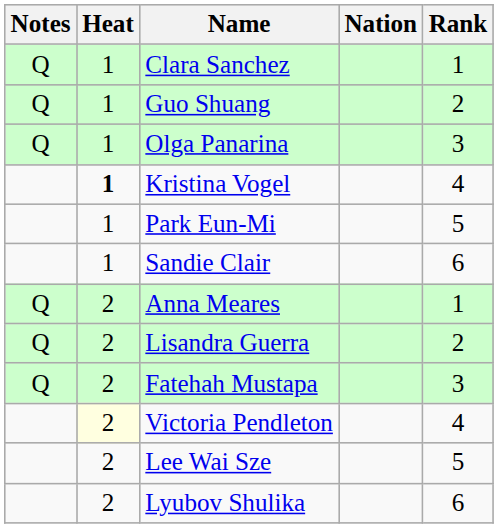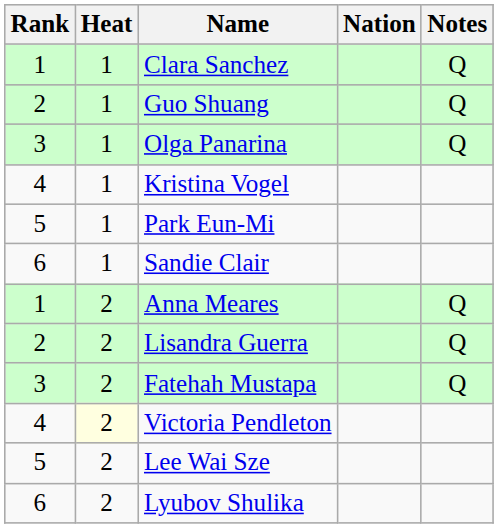columns swapped: (458, 24) <-> (41, 24)
(108, 183) bold -> (107, 183) normal
